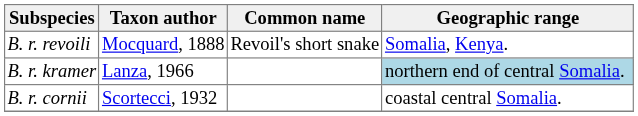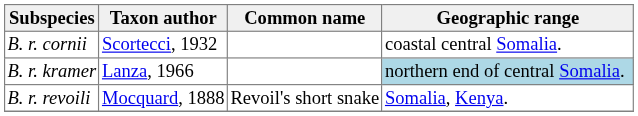rows swapped: (47, 97) <-> (49, 44)
